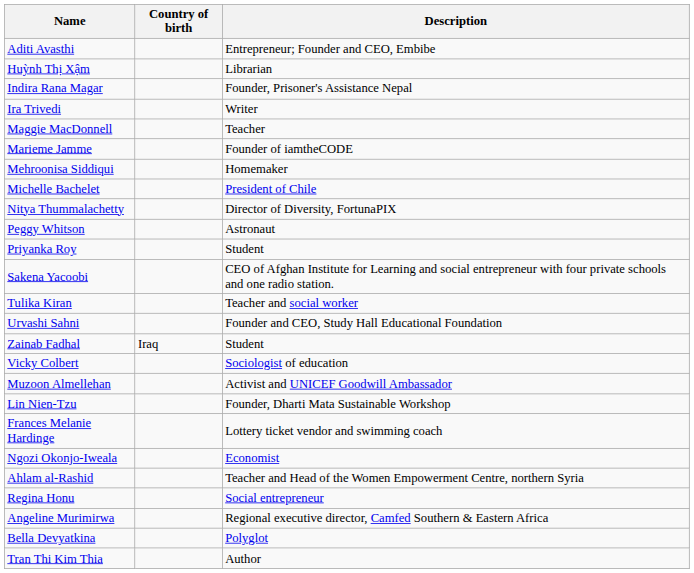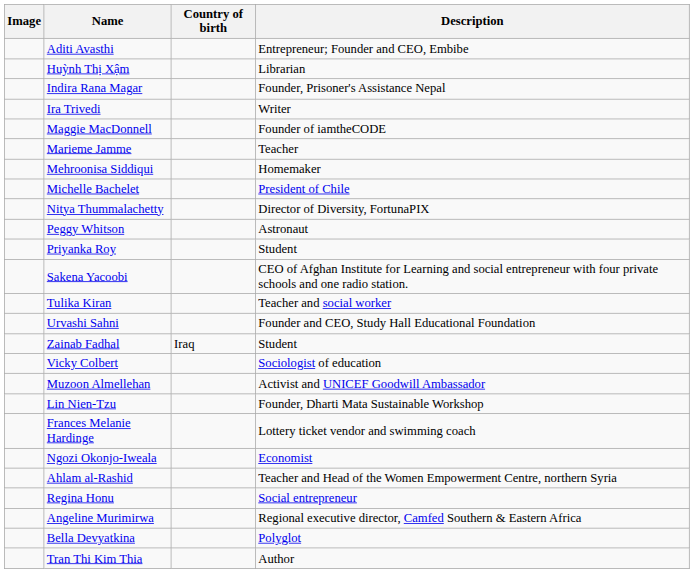+ column: (24, 21)
(245, 128) Teacher -> (322, 128) Founder of iamtheCODE
(289, 149) Founder of iamtheCODE -> (278, 149) Teacher
